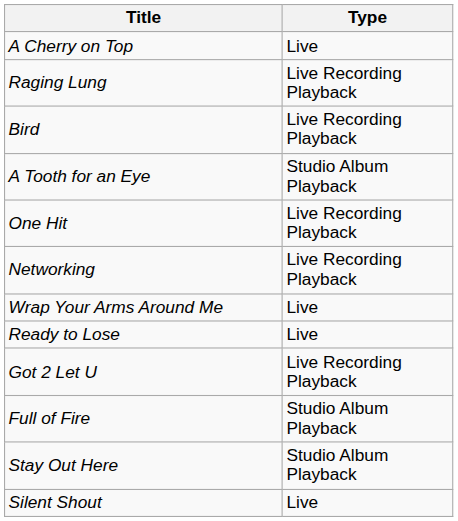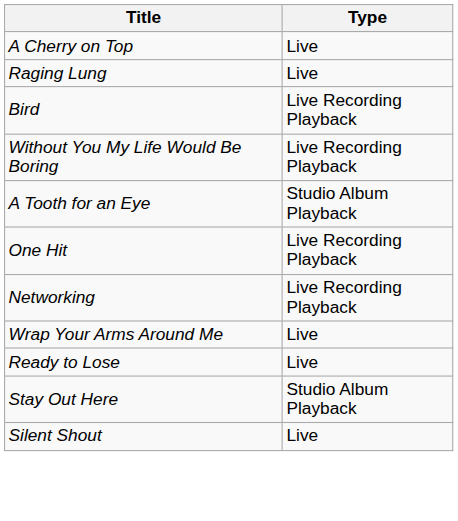(344, 82) Live Recording Playback -> (302, 73) Live
+ row: (125, 156)
- row: (53, 371)
- row: (49, 418)
